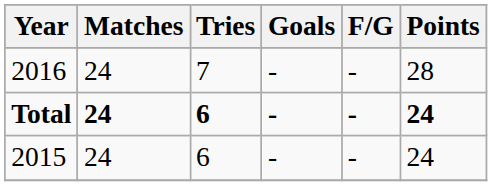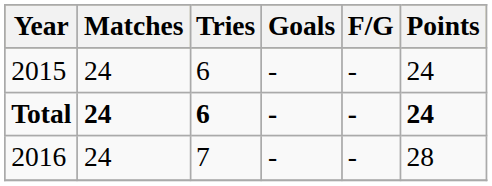rows swapped: (39, 157) <-> (39, 69)
